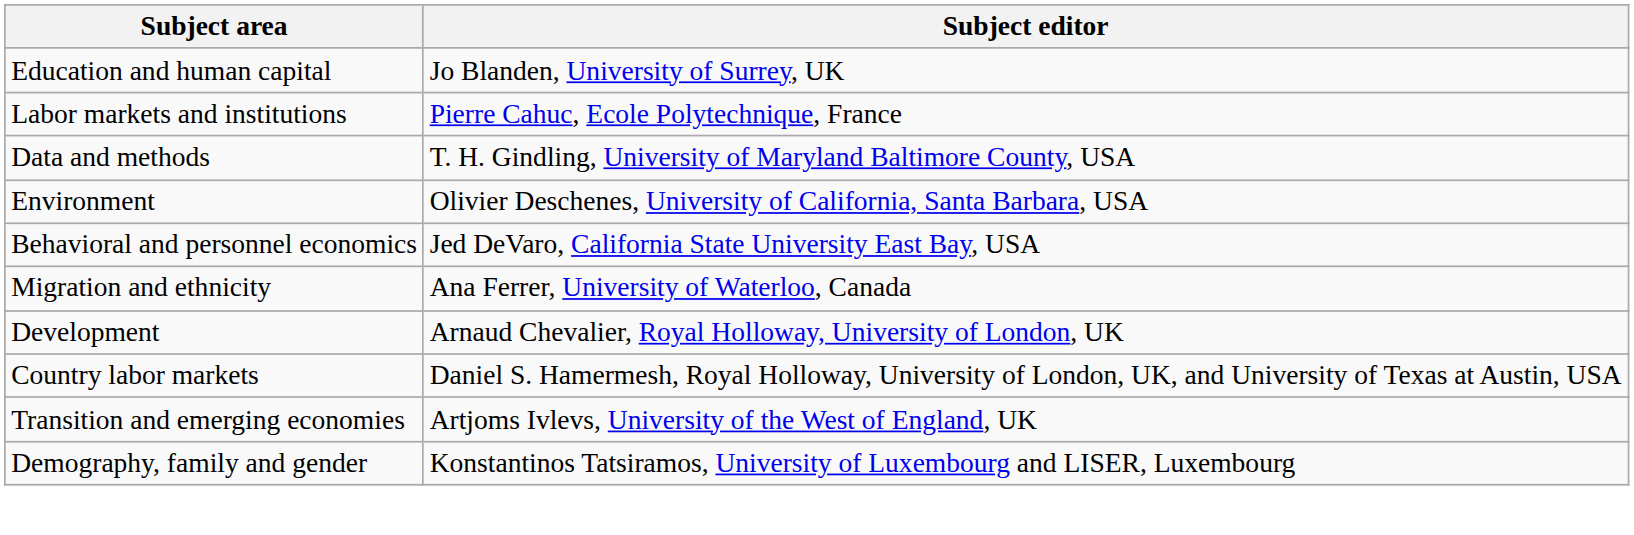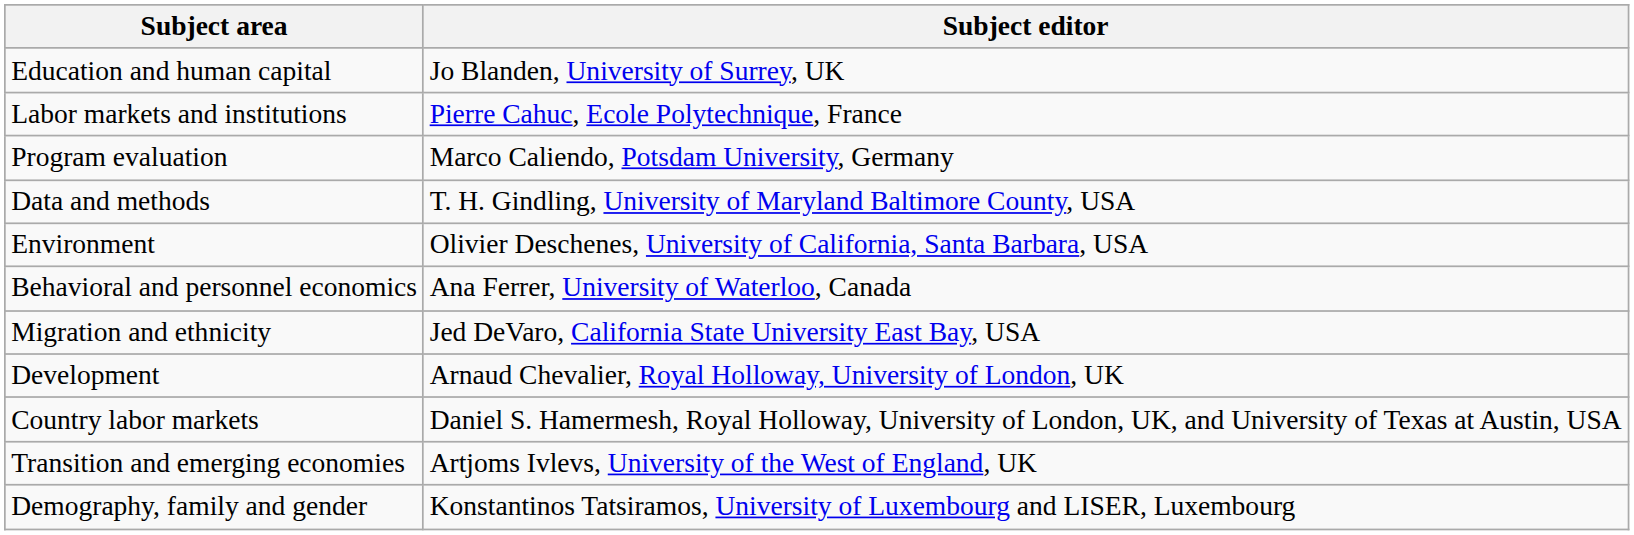+ row: (119, 157)
(735, 244) Jed DeVaro, California State University East Bay, USA -> (670, 288) Ana Ferrer, University of Waterloo, Canada
(670, 288) Ana Ferrer, University of Waterloo, Canada -> (735, 331) Jed DeVaro, California State University East Bay, USA
